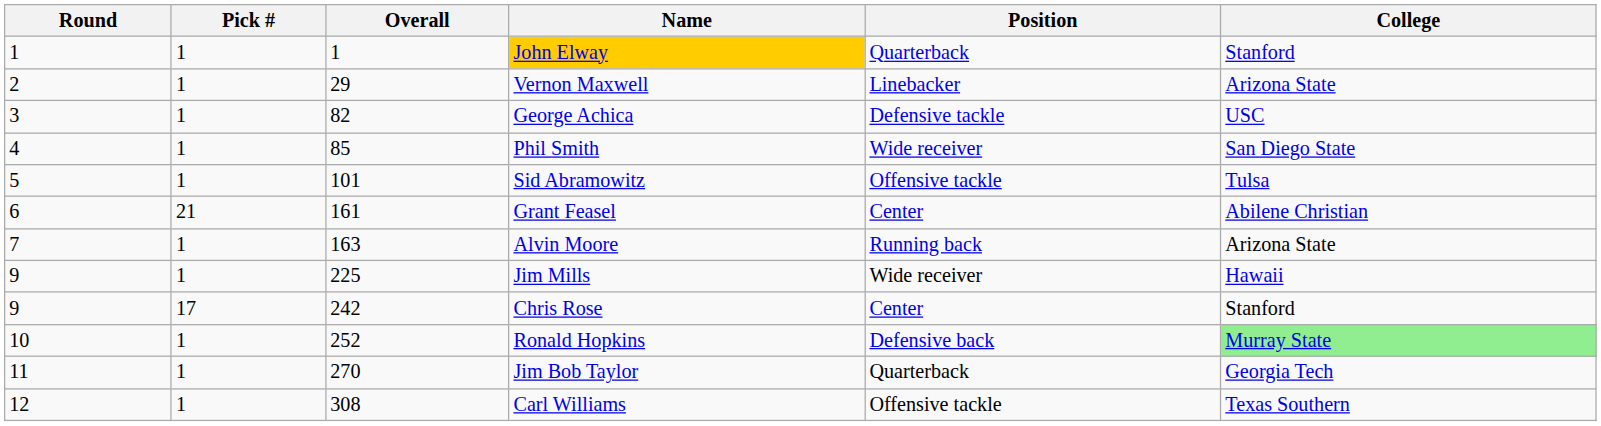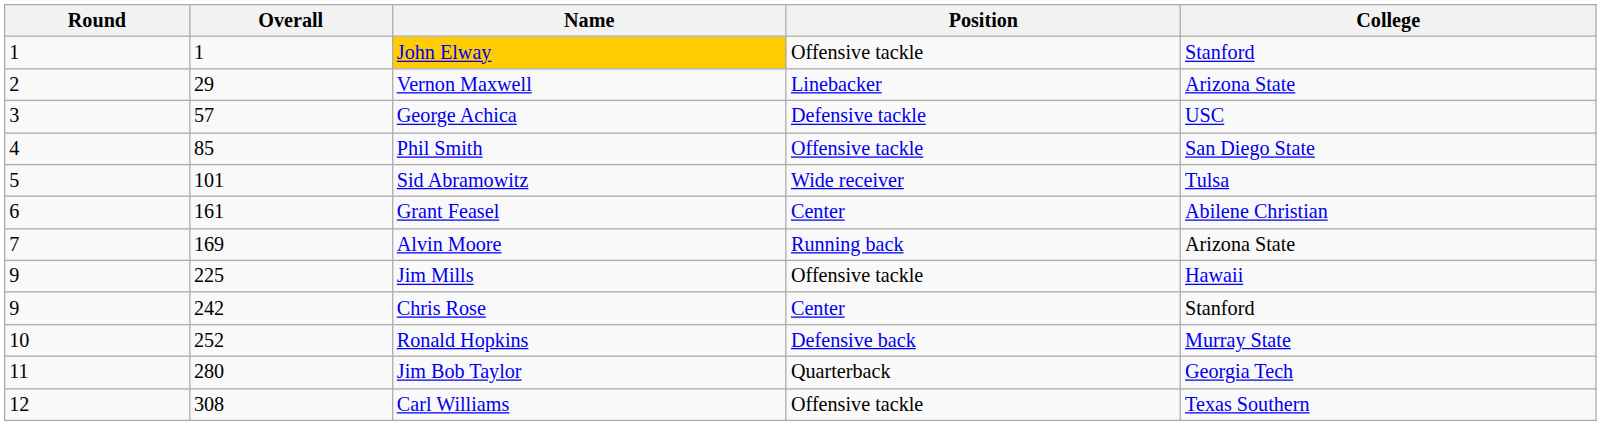- column: (248, 20)
(919, 52) Quarterback -> (857, 52) Offensive tackle
(340, 116) 82 -> (204, 116) 57
(926, 148) Wide receiver -> (857, 148) Offensive tackle
(936, 180) Offensive tackle -> (847, 180) Wide receiver
(345, 244) 163 -> (209, 244) 169
(926, 276) Wide receiver -> (857, 276) Offensive tackle
(1278, 340) lightgreen background -> (1238, 340) no background
(345, 372) 270 -> (209, 372) 280
